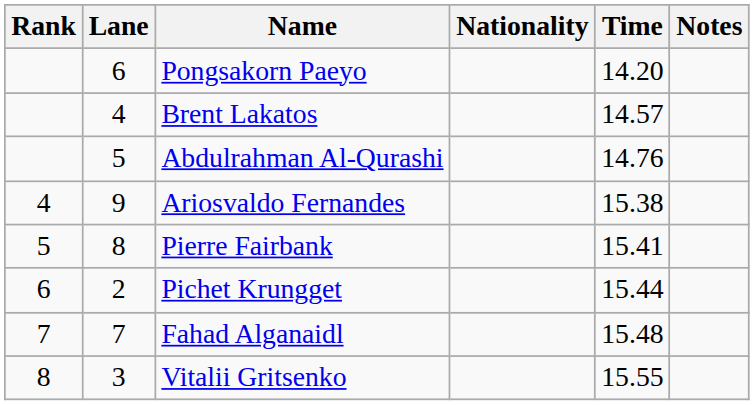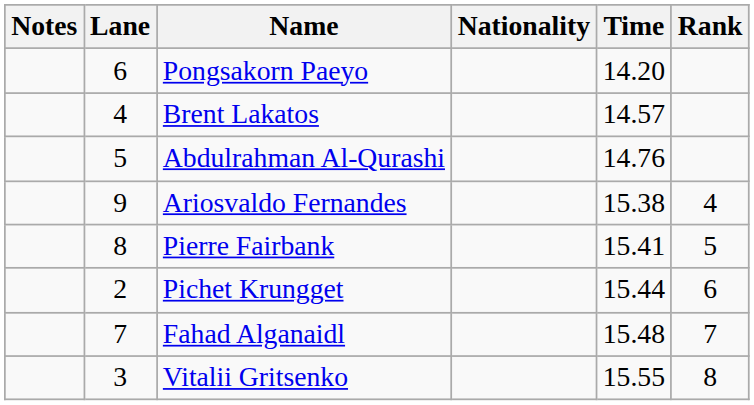columns swapped: (44, 26) <-> (709, 26)
